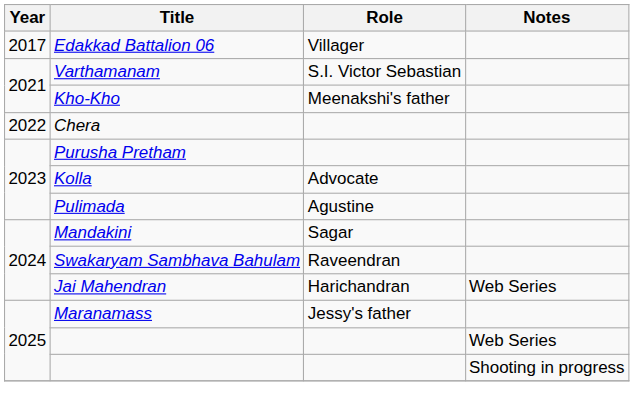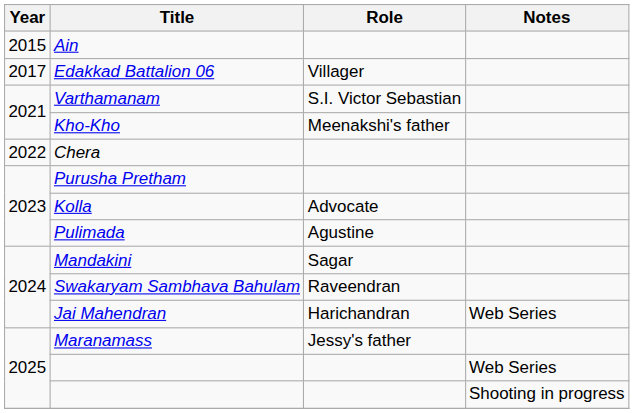+ row: (66, 44)
